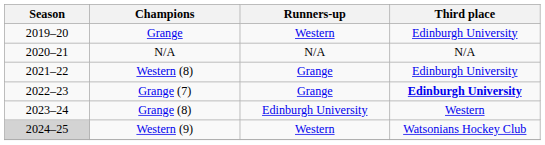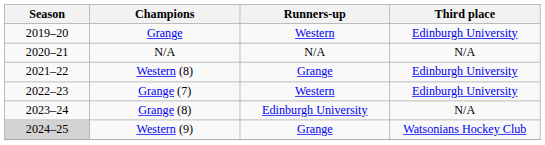(315, 91) Grange -> (315, 91) Western
(465, 91) bold -> (465, 91) normal
(465, 110) Western -> (465, 110) N/A
(315, 129) Western -> (315, 129) Grange
